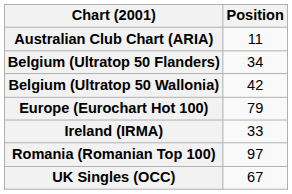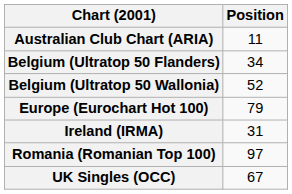(255, 85) 42 -> (255, 85) 52
(255, 131) 33 -> (255, 131) 31
